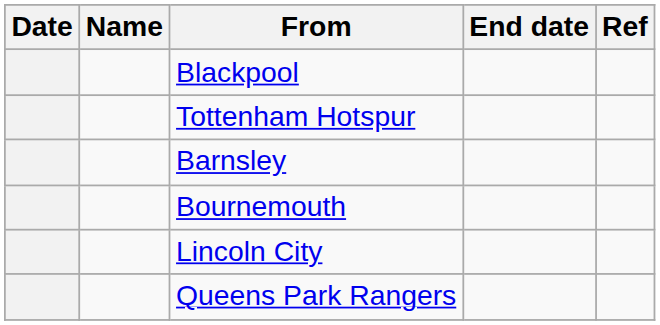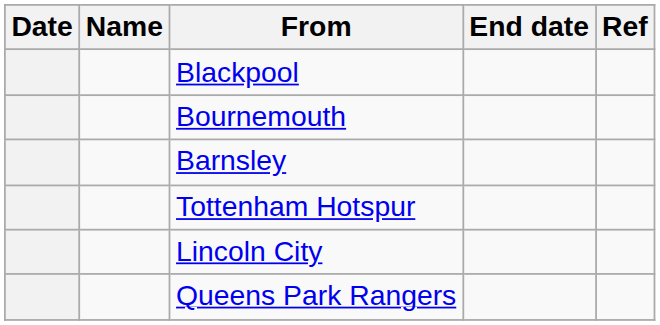rows swapped: (261, 206) <-> (296, 116)
